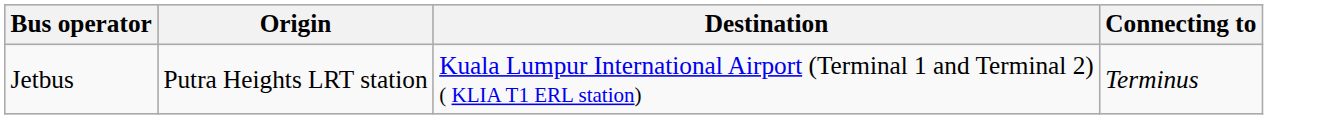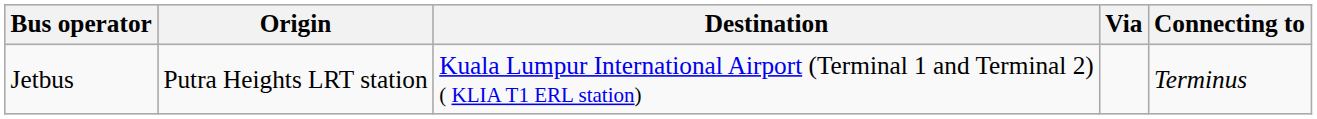+ column: (1124, 24)
